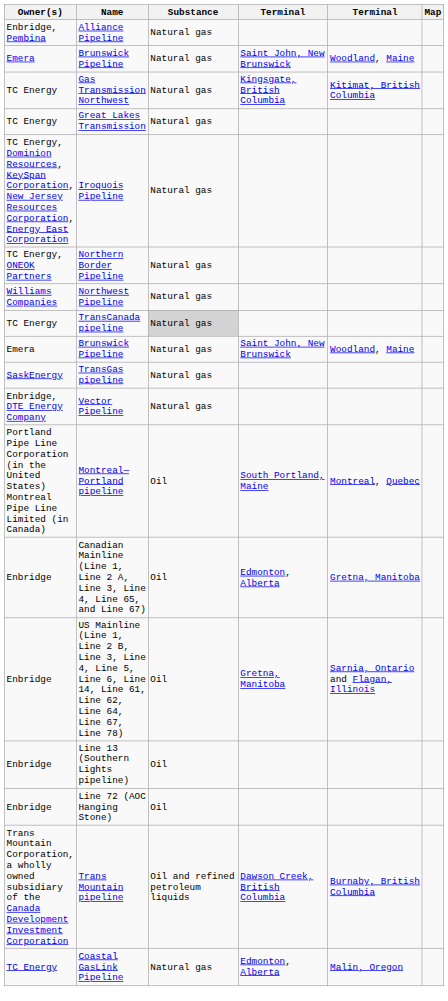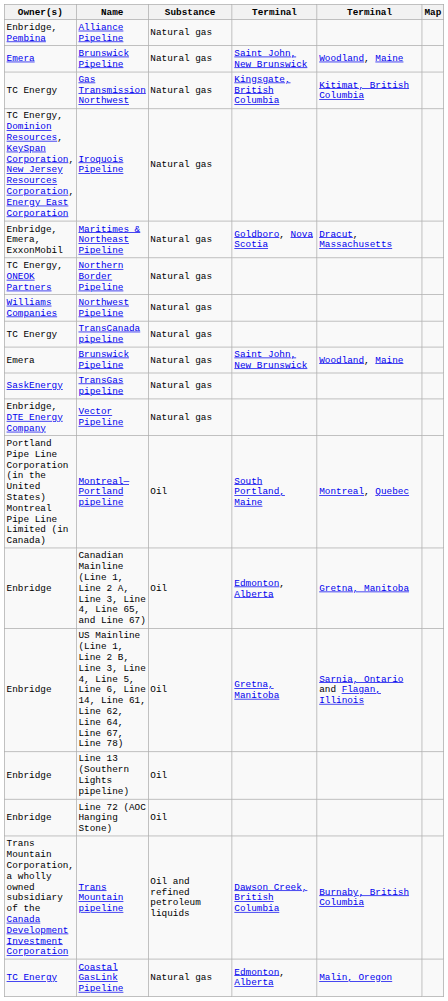- row: (32, 122)
+ row: (35, 239)
(181, 323) lightgrey background -> (181, 334) no background
